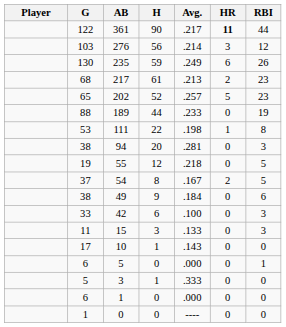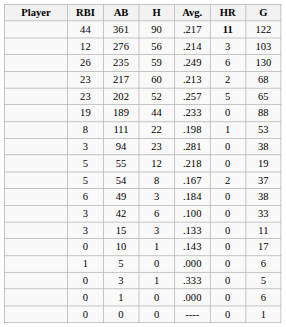columns swapped: (85, 12) <-> (263, 12)
(157, 79) 61 -> (157, 79) 60
(157, 146) 20 -> (157, 146) 23
(157, 197) 9 -> (157, 197) 3
